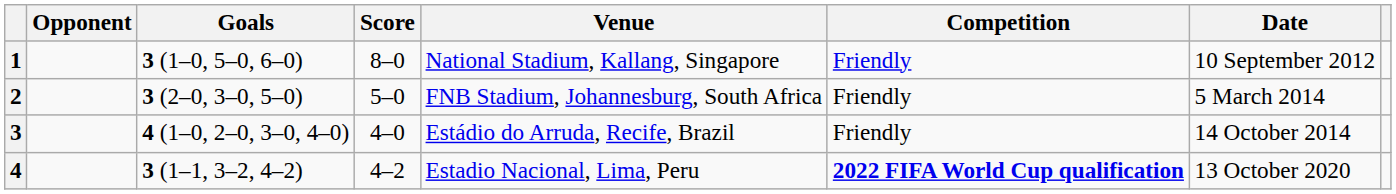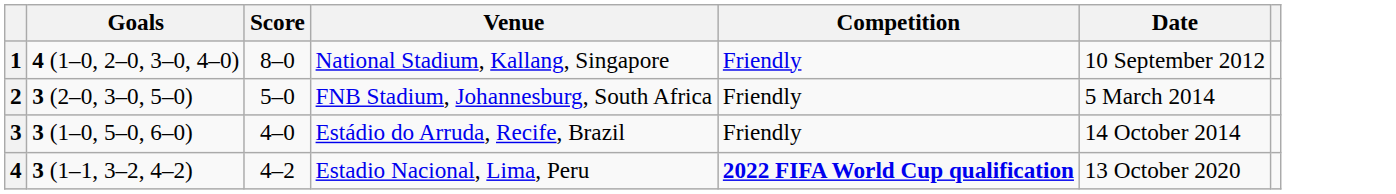- column: (82, 22)
(223, 59) 3 (1–0, 5–0, 6–0) -> (136, 59) 4 (1–0, 2–0, 3–0, 4–0)
(246, 133) 4 (1–0, 2–0, 3–0, 4–0) -> (113, 133) 3 (1–0, 5–0, 6–0)
